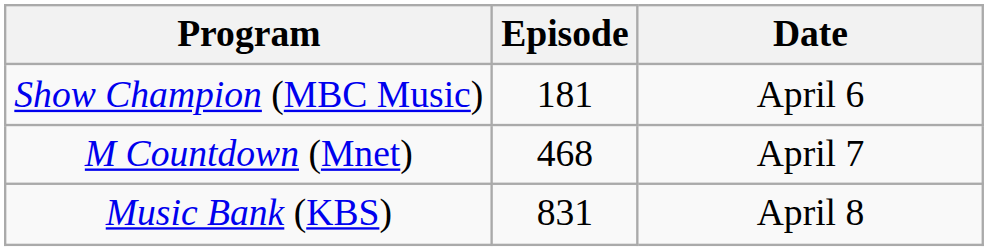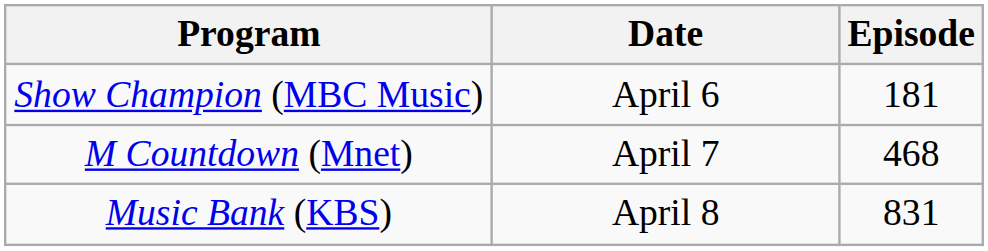columns swapped: (810, 34) <-> (565, 34)
